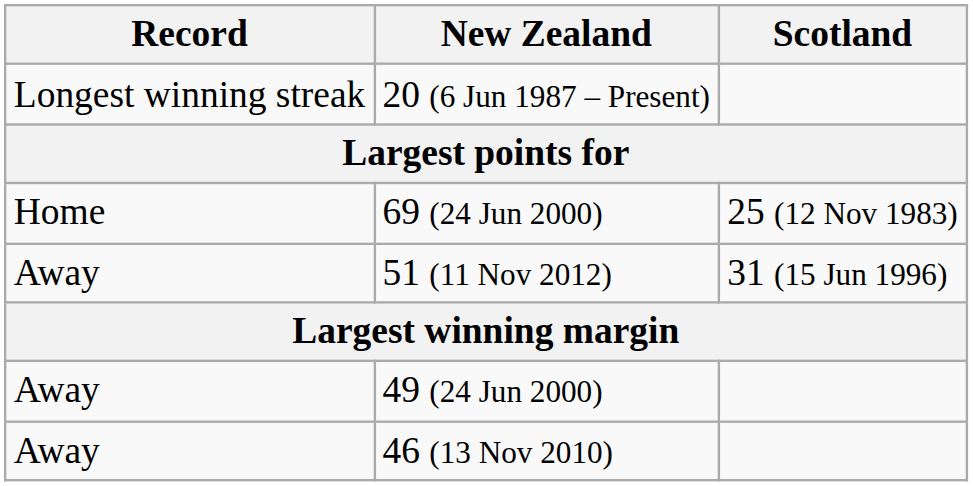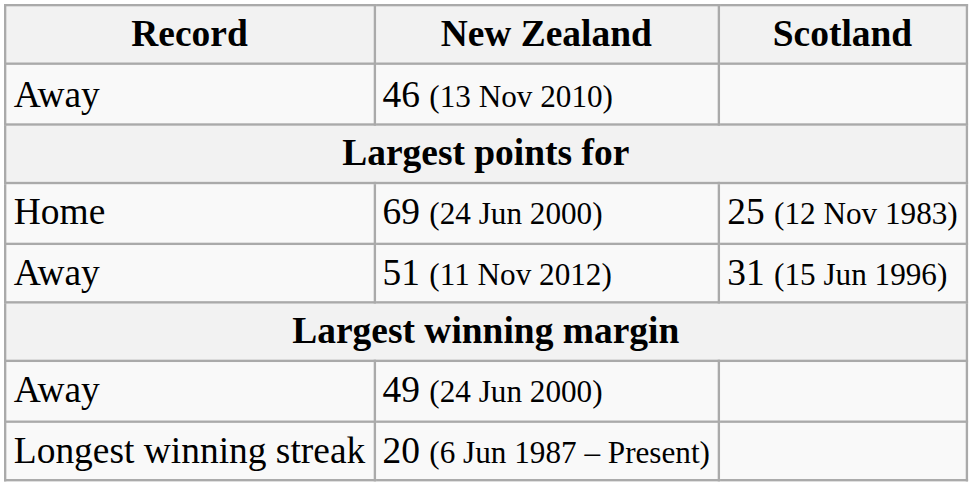rows swapped: (546, 93) <-> (498, 449)
